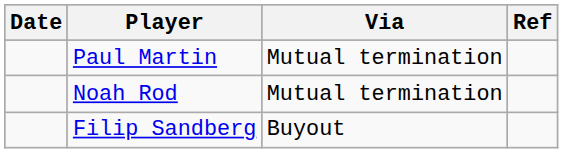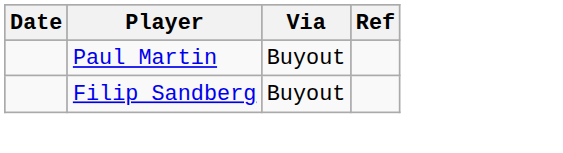(385, 58) Mutual termination -> (306, 58) Buyout
- row: (125, 94)
